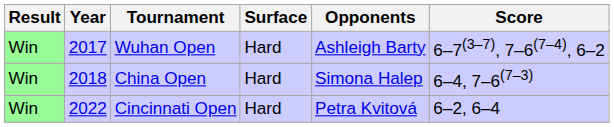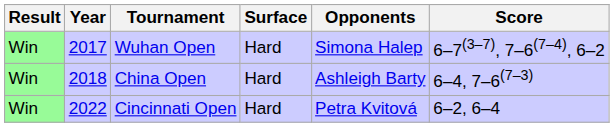(370, 47) Ashleigh Barty -> (369, 47) Simona Halep
(369, 79) Simona Halep -> (370, 79) Ashleigh Barty
